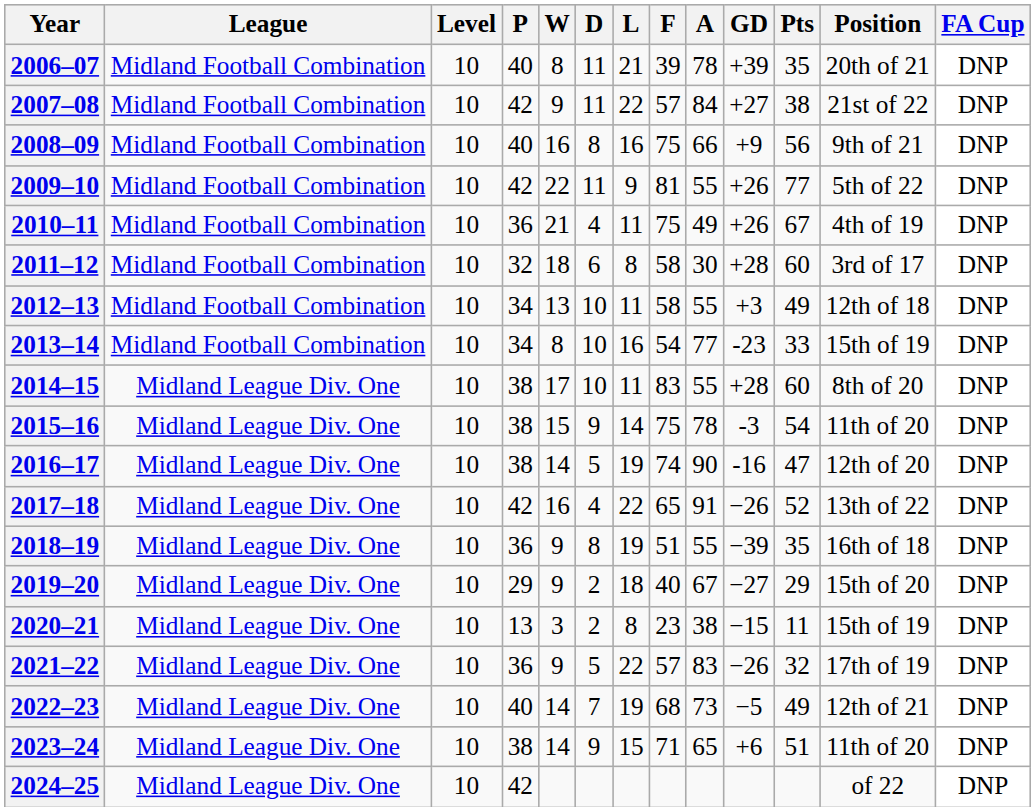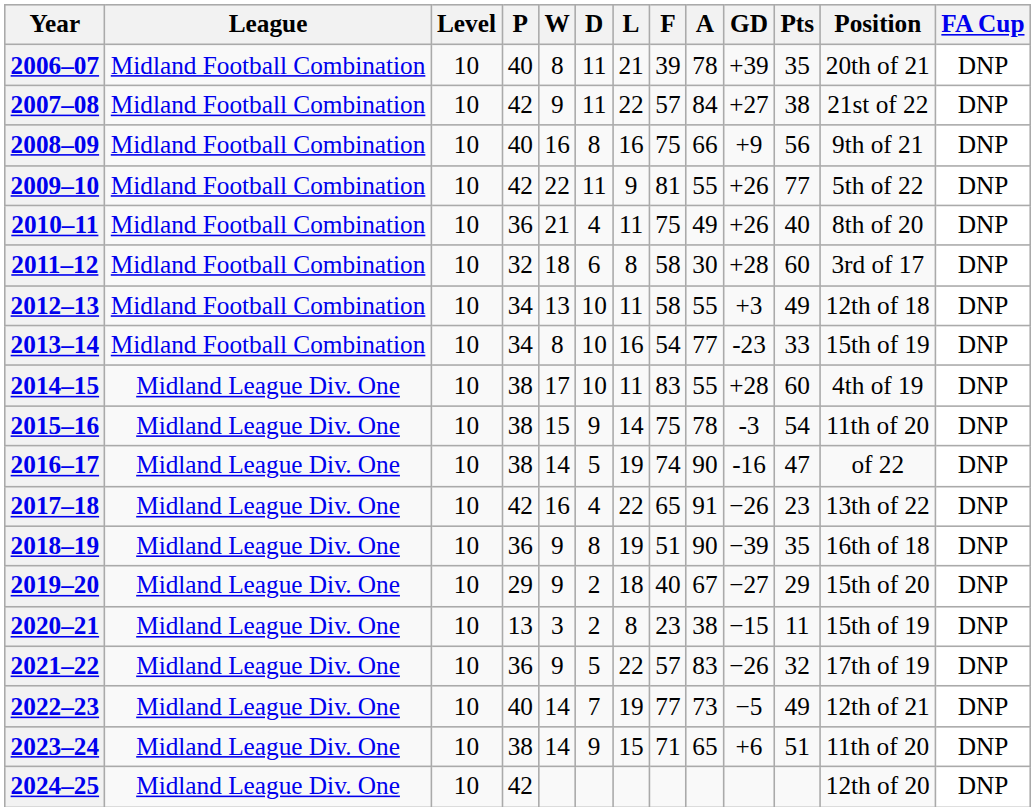(797, 225) 67 -> (797, 225) 40
(878, 225) 4th of 19 -> (878, 225) 8th of 20
(878, 385) 8th of 20 -> (878, 385) 4th of 19
(878, 465) 12th of 20 -> (878, 465) of 22
(797, 505) 52 -> (797, 505) 23
(705, 545) 55 -> (705, 545) 90
(668, 706) 68 -> (668, 706) 77
(878, 786) of 22 -> (878, 786) 12th of 20
